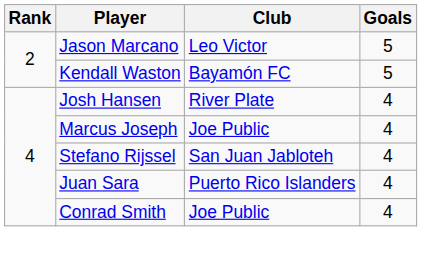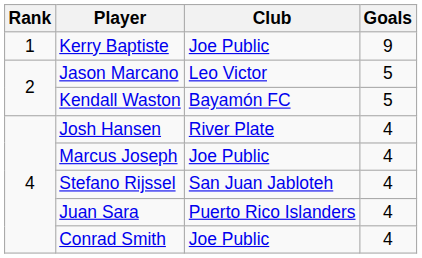+ row: (114, 45)
